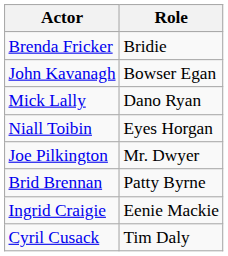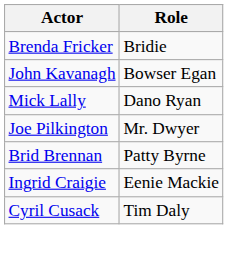- row: (50, 127)
